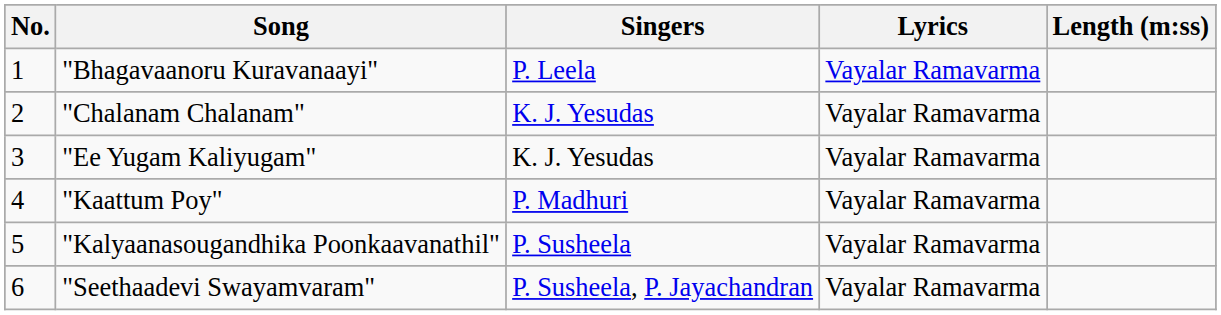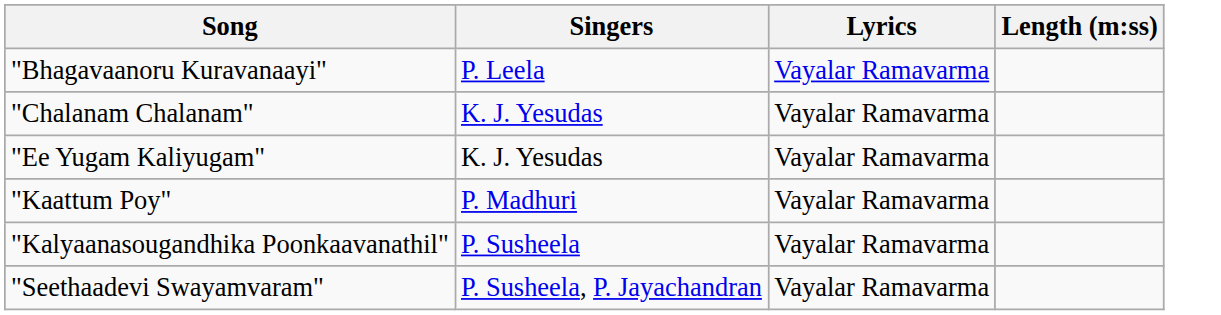- column: (30, 26)
